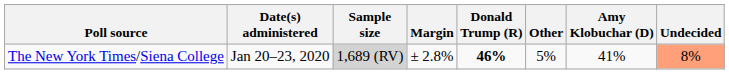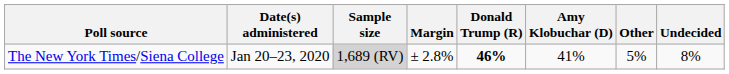columns swapped: (612, 24) <-> (546, 33)
(691, 56) lightsalmon background -> (691, 56) no background
